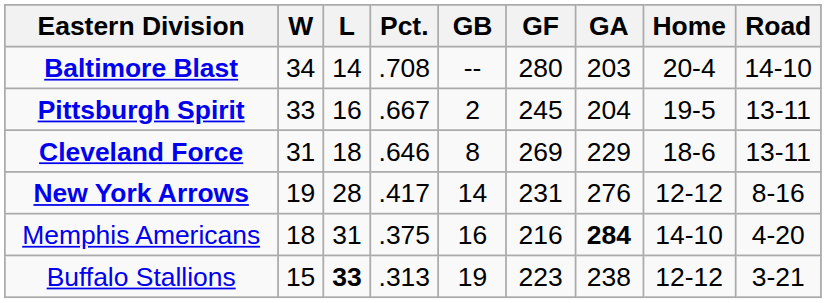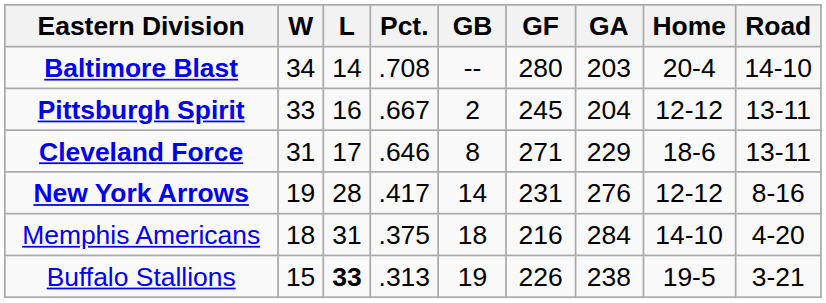(689, 110) 19-5 -> (689, 110) 12-12
(347, 152) 18 -> (347, 152) 17
(541, 152) 269 -> (541, 152) 271
(473, 235) 16 -> (473, 235) 18
(609, 235) bold -> (609, 235) normal
(541, 277) 223 -> (541, 277) 226
(689, 277) 12-12 -> (689, 277) 19-5
